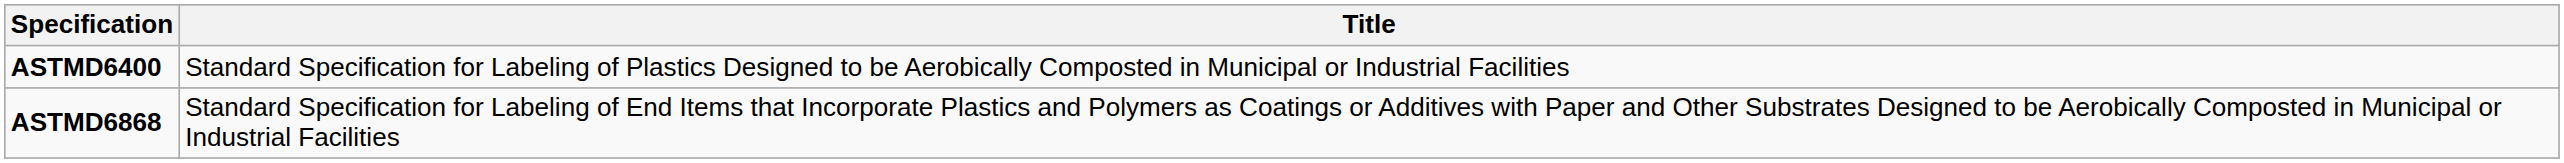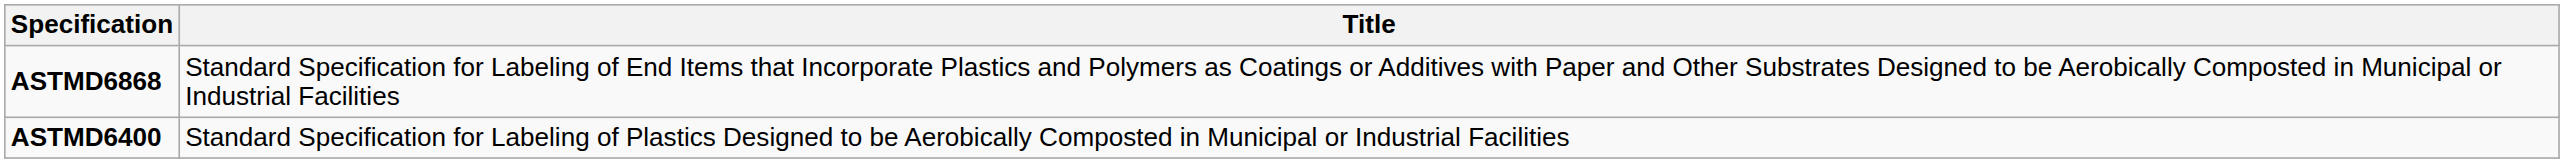rows swapped: (86, 66) <-> (86, 122)
